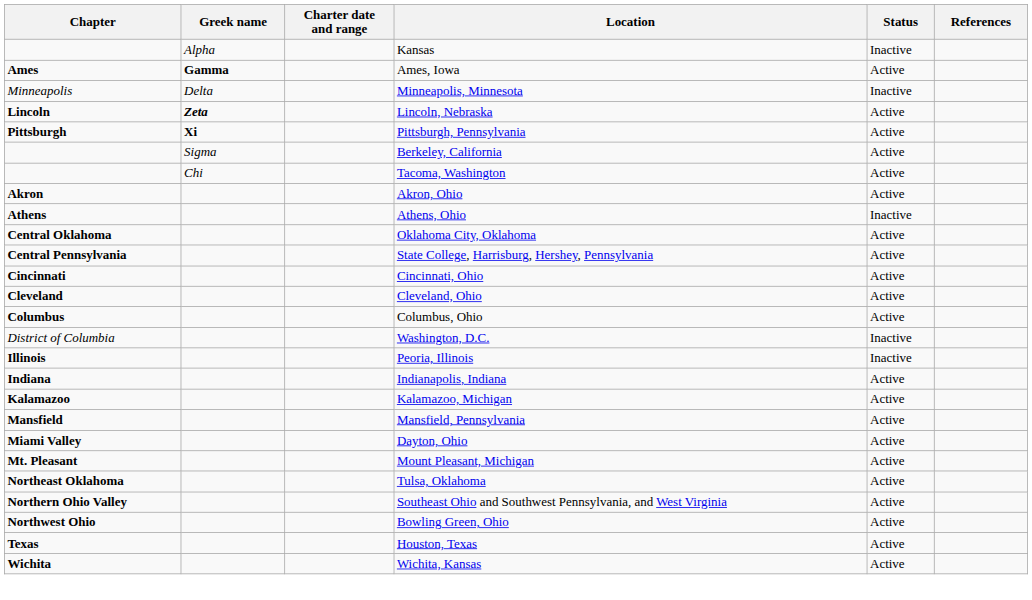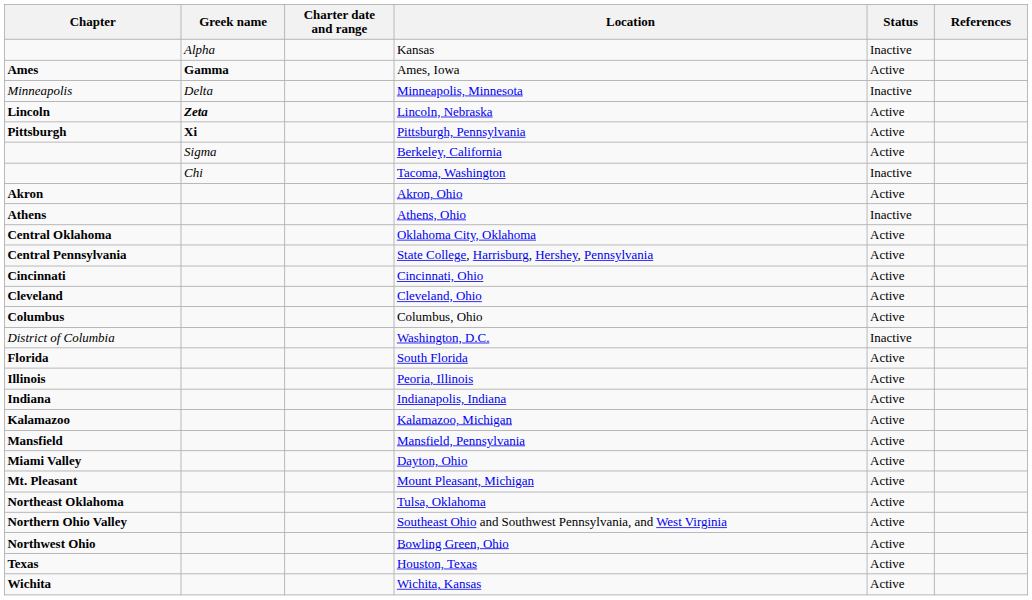(887, 173) Active -> (891, 173) Inactive
+ row: (432, 358)
(891, 358) Inactive -> (887, 378) Active
